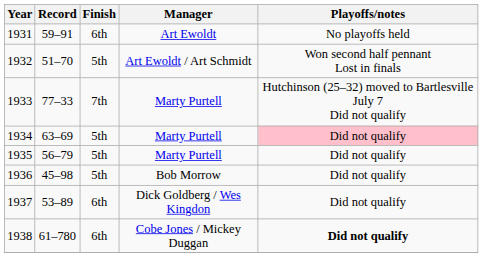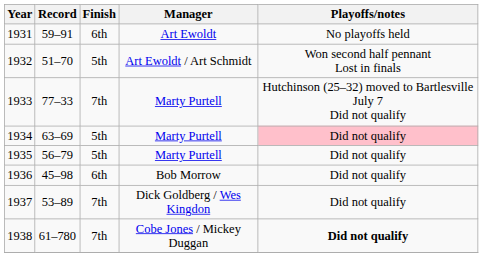(99, 175) 5th -> (99, 175) 6th
(99, 202) 6th -> (99, 202) 7th
(99, 235) 6th -> (99, 235) 7th
